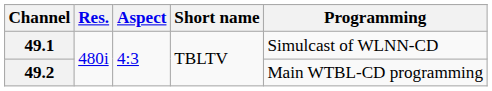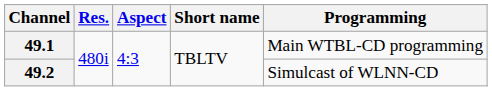(353, 45) Simulcast of WLNN-CD -> (375, 45) Main WTBL-CD programming
(375, 72) Main WTBL-CD programming -> (353, 72) Simulcast of WLNN-CD
